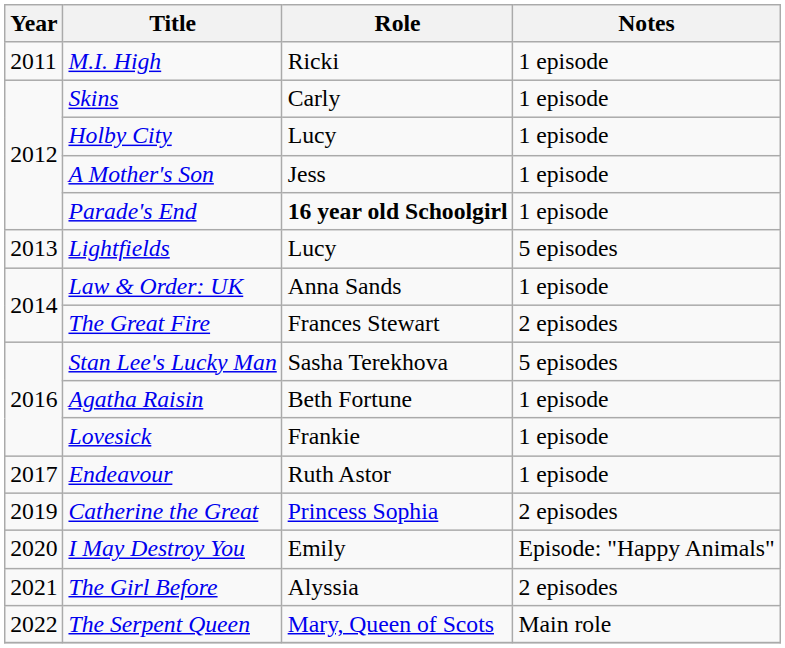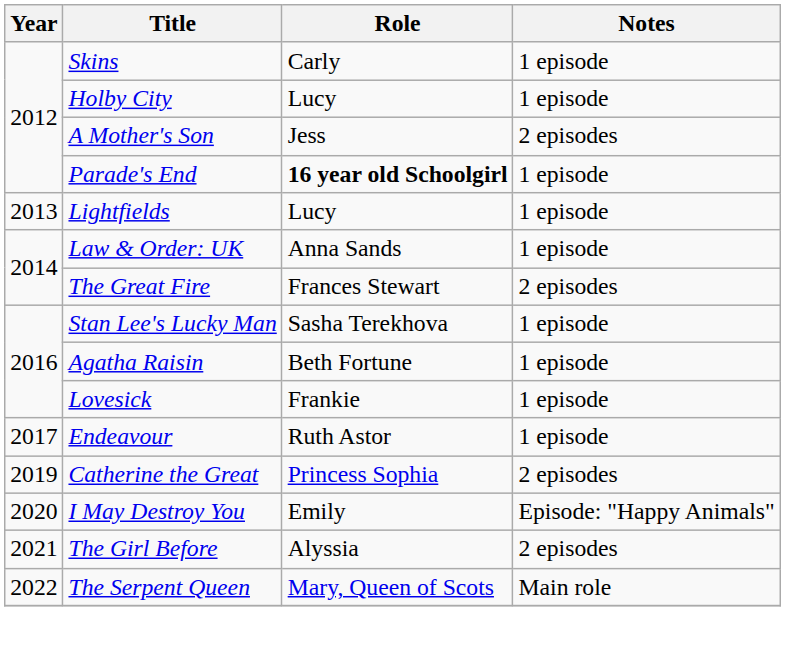- row: (115, 60)
(564, 173) 1 episode -> (568, 135) 2 episodes
(568, 248) 5 episodes -> (564, 211) 1 episode
(568, 361) 5 episodes -> (564, 323) 1 episode
